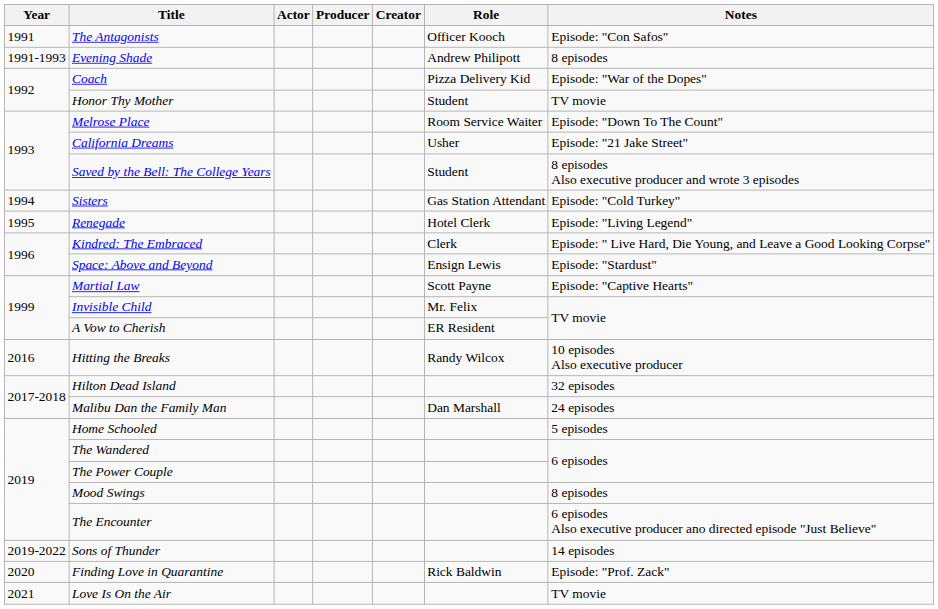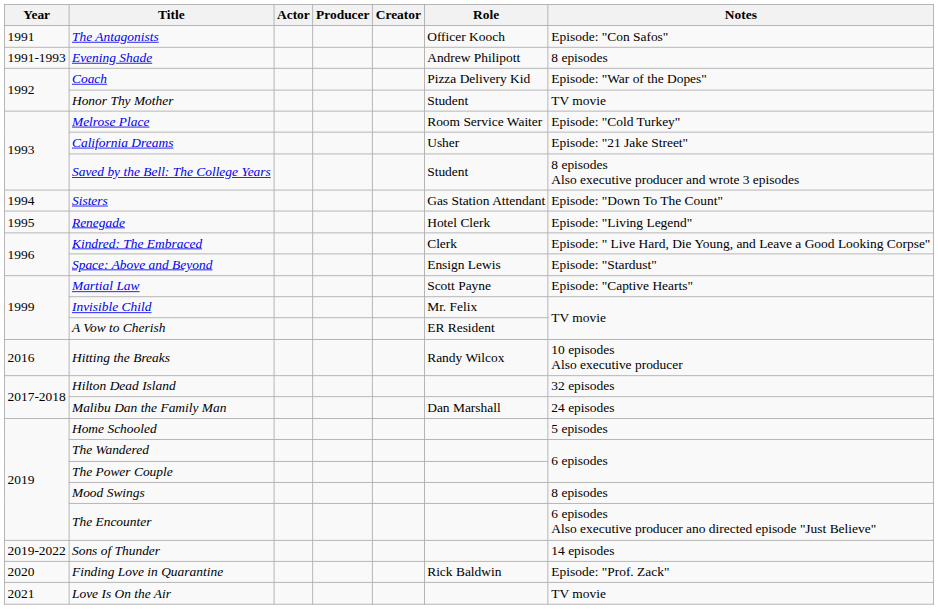(637, 121) Episode: "Down To The Count" -> (616, 121) Episode: "Cold Turkey"
(616, 200) Episode: "Cold Turkey" -> (637, 200) Episode: "Down To The Count"
